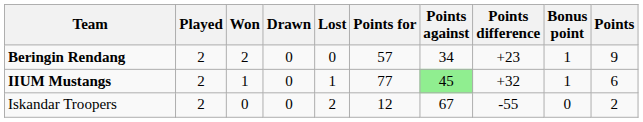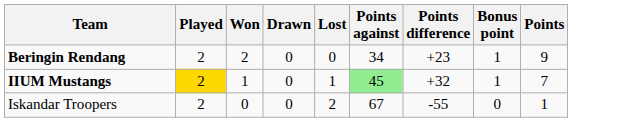- column: (385, 24)
(201, 81) no background -> (201, 81) gold background
(614, 81) 6 -> (544, 81) 7
(614, 104) 2 -> (544, 104) 1
